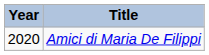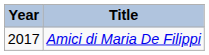(24, 38) 2020 -> (24, 38) 2017
